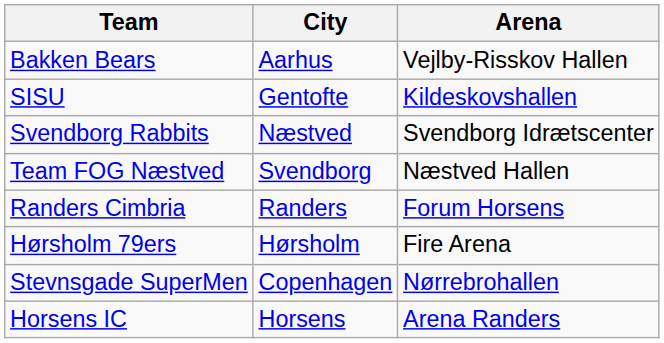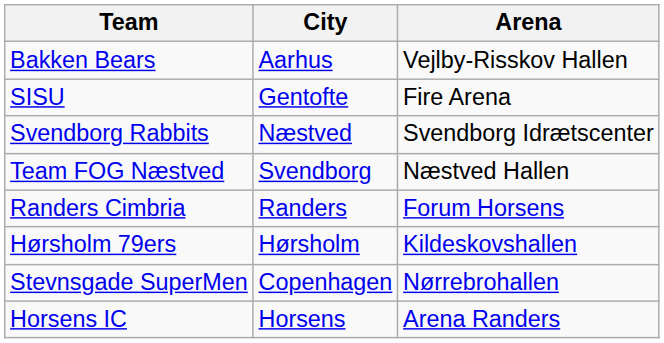(490, 97) Kildeskovshallen -> (457, 97) Fire Arena
(457, 245) Fire Arena -> (490, 245) Kildeskovshallen
